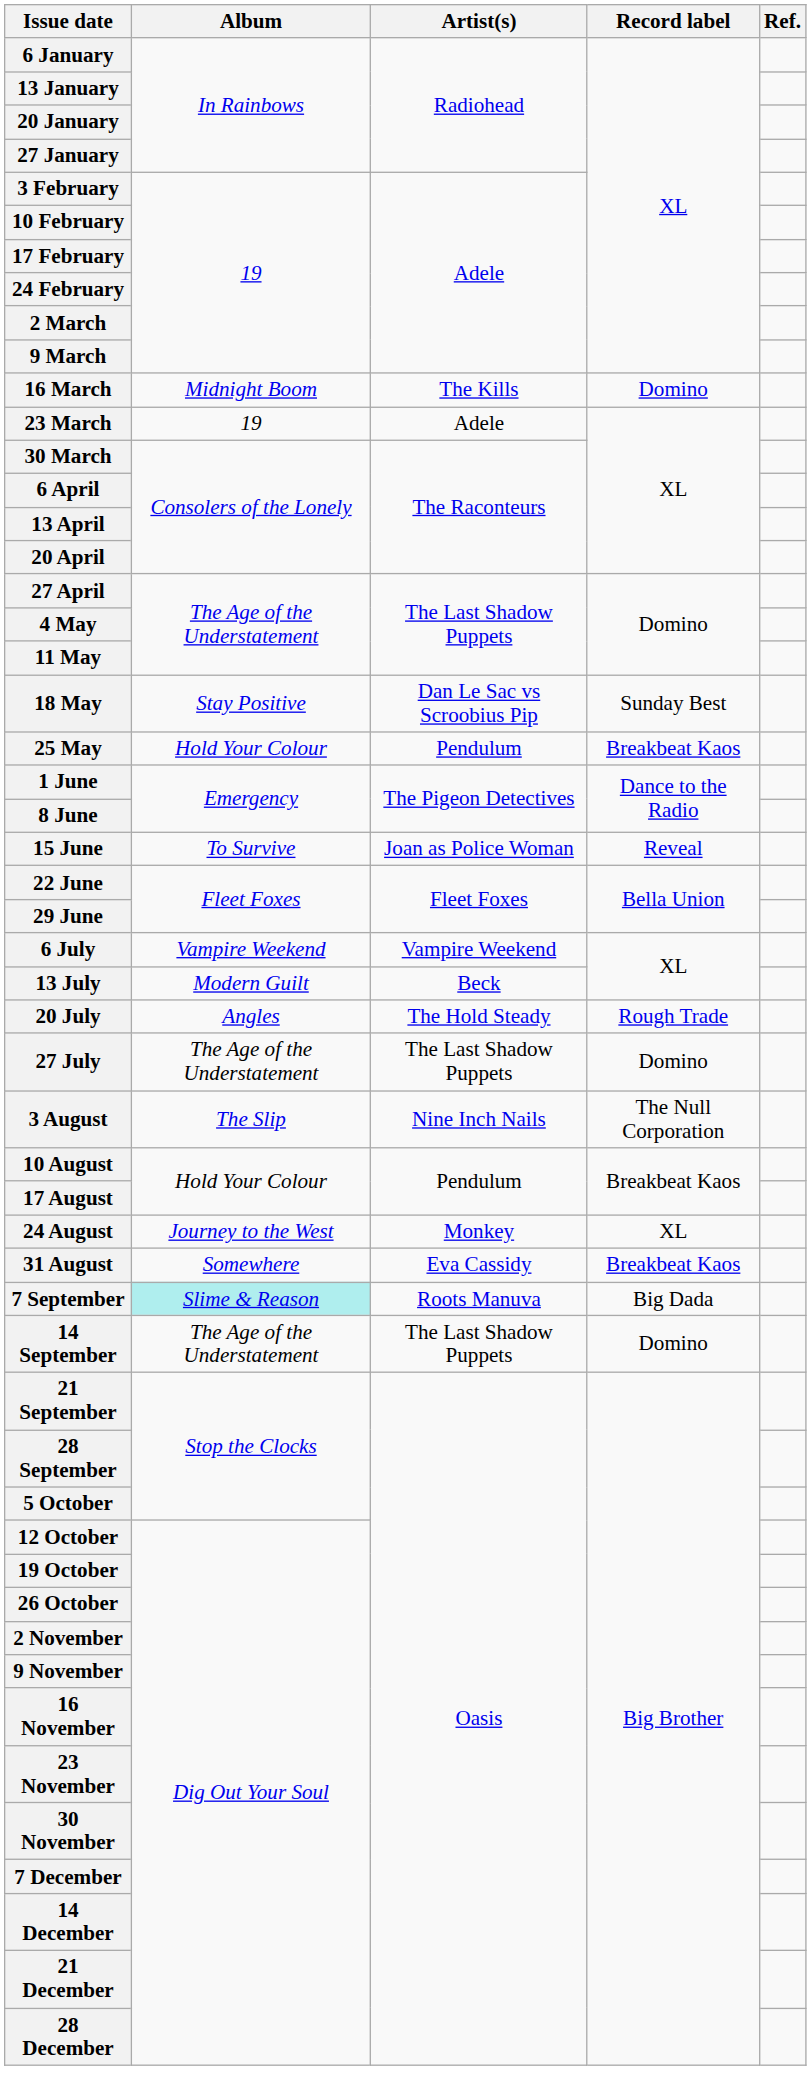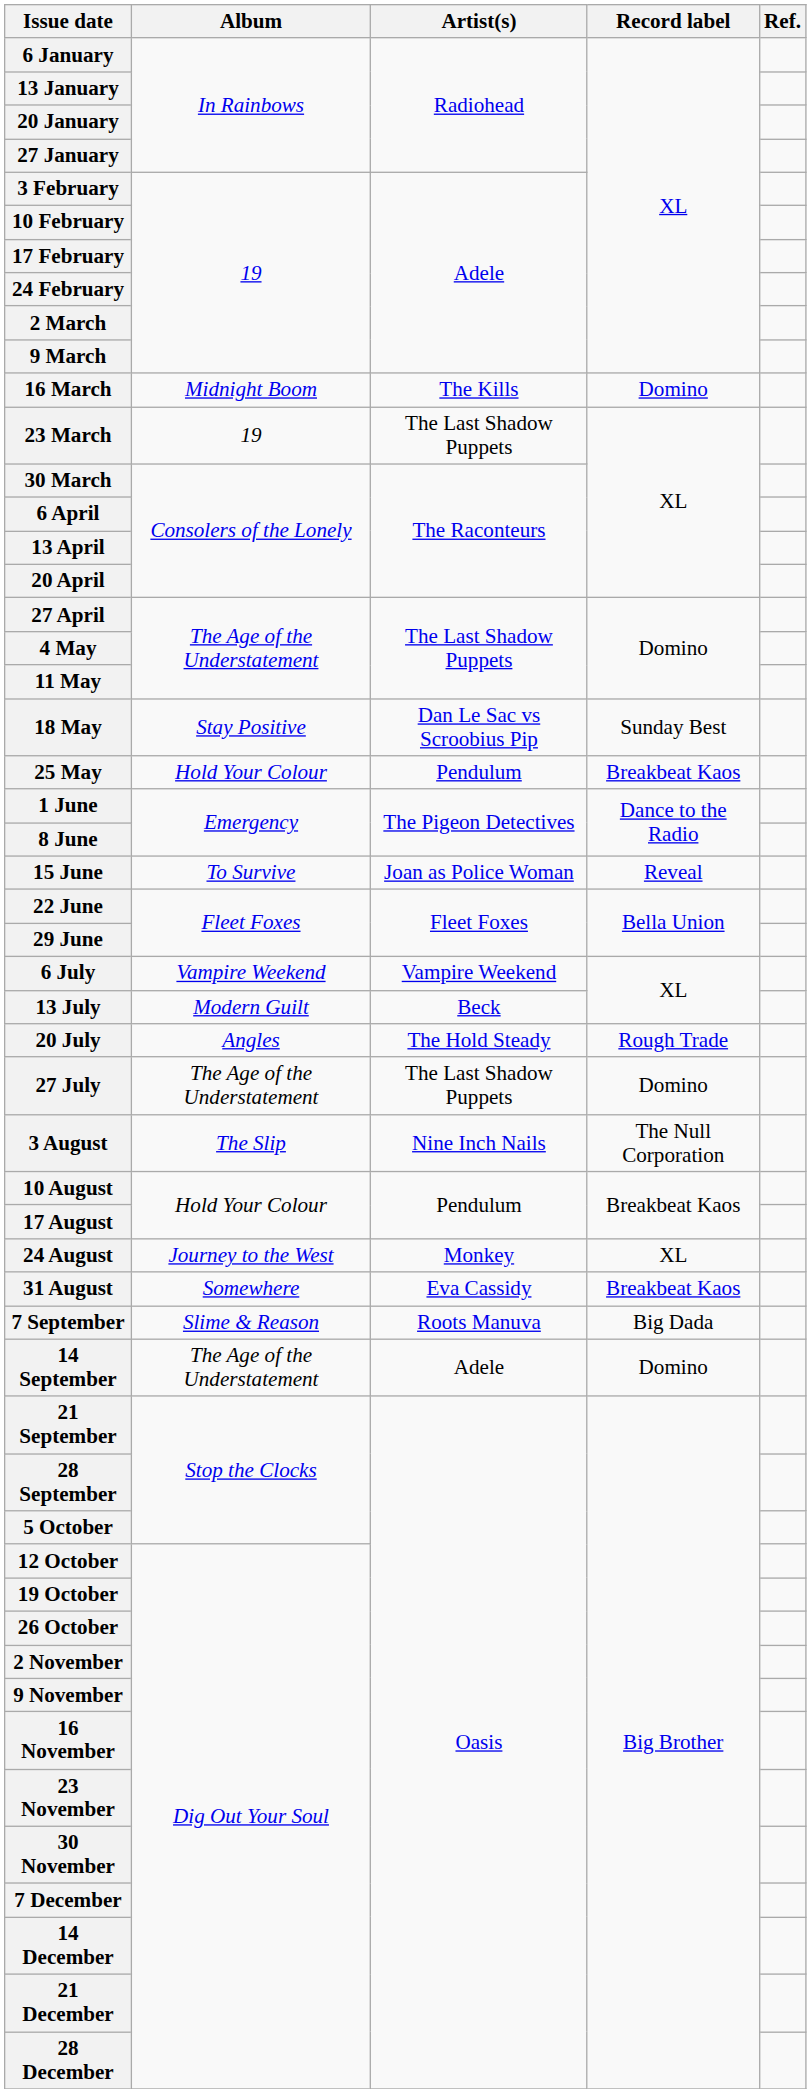(479, 423) Adele -> (479, 435) The Last Shadow Puppets
(251, 1298) paleturquoise background -> (251, 1322) no background
(479, 1343) The Last Shadow Puppets -> (479, 1367) Adele
